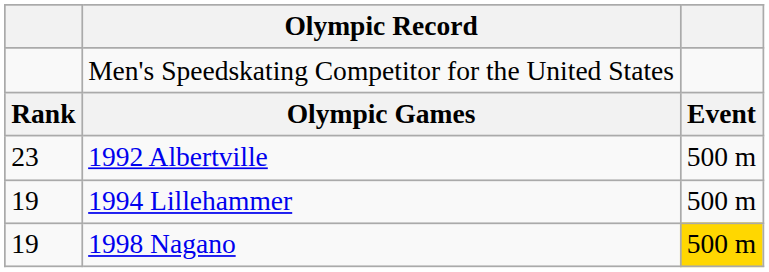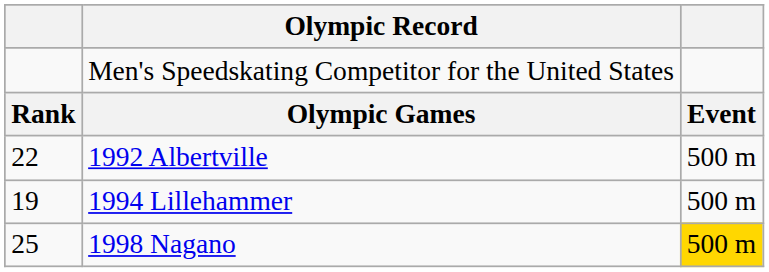(25, 157) 23 -> (25, 157) 22
(25, 244) 19 -> (25, 244) 25
